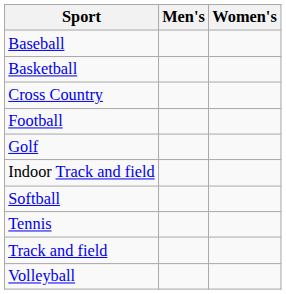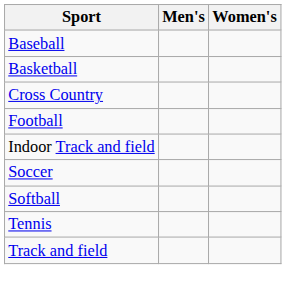- row: (23, 146)
+ row: (30, 172)
- row: (42, 276)
